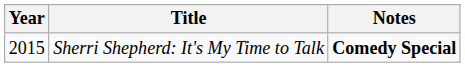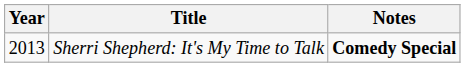(27, 47) 2015 -> (27, 47) 2013
